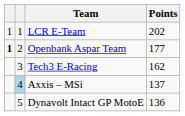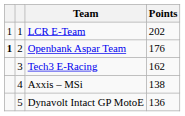(157, 49) 177 -> (157, 49) 176
(20, 84) lightblue background -> (20, 84) no background
(157, 84) 137 -> (157, 84) 138
